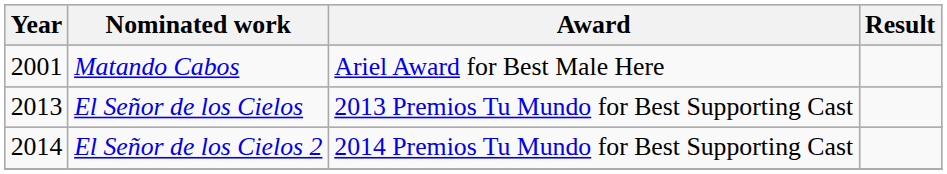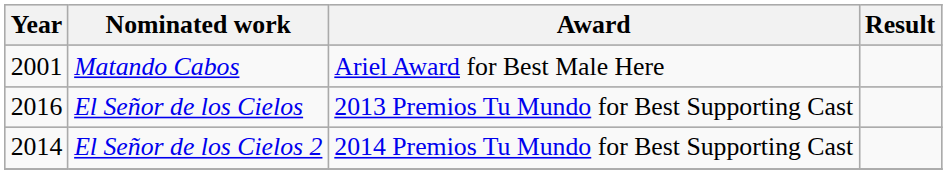(37, 106) 2013 -> (37, 106) 2016
